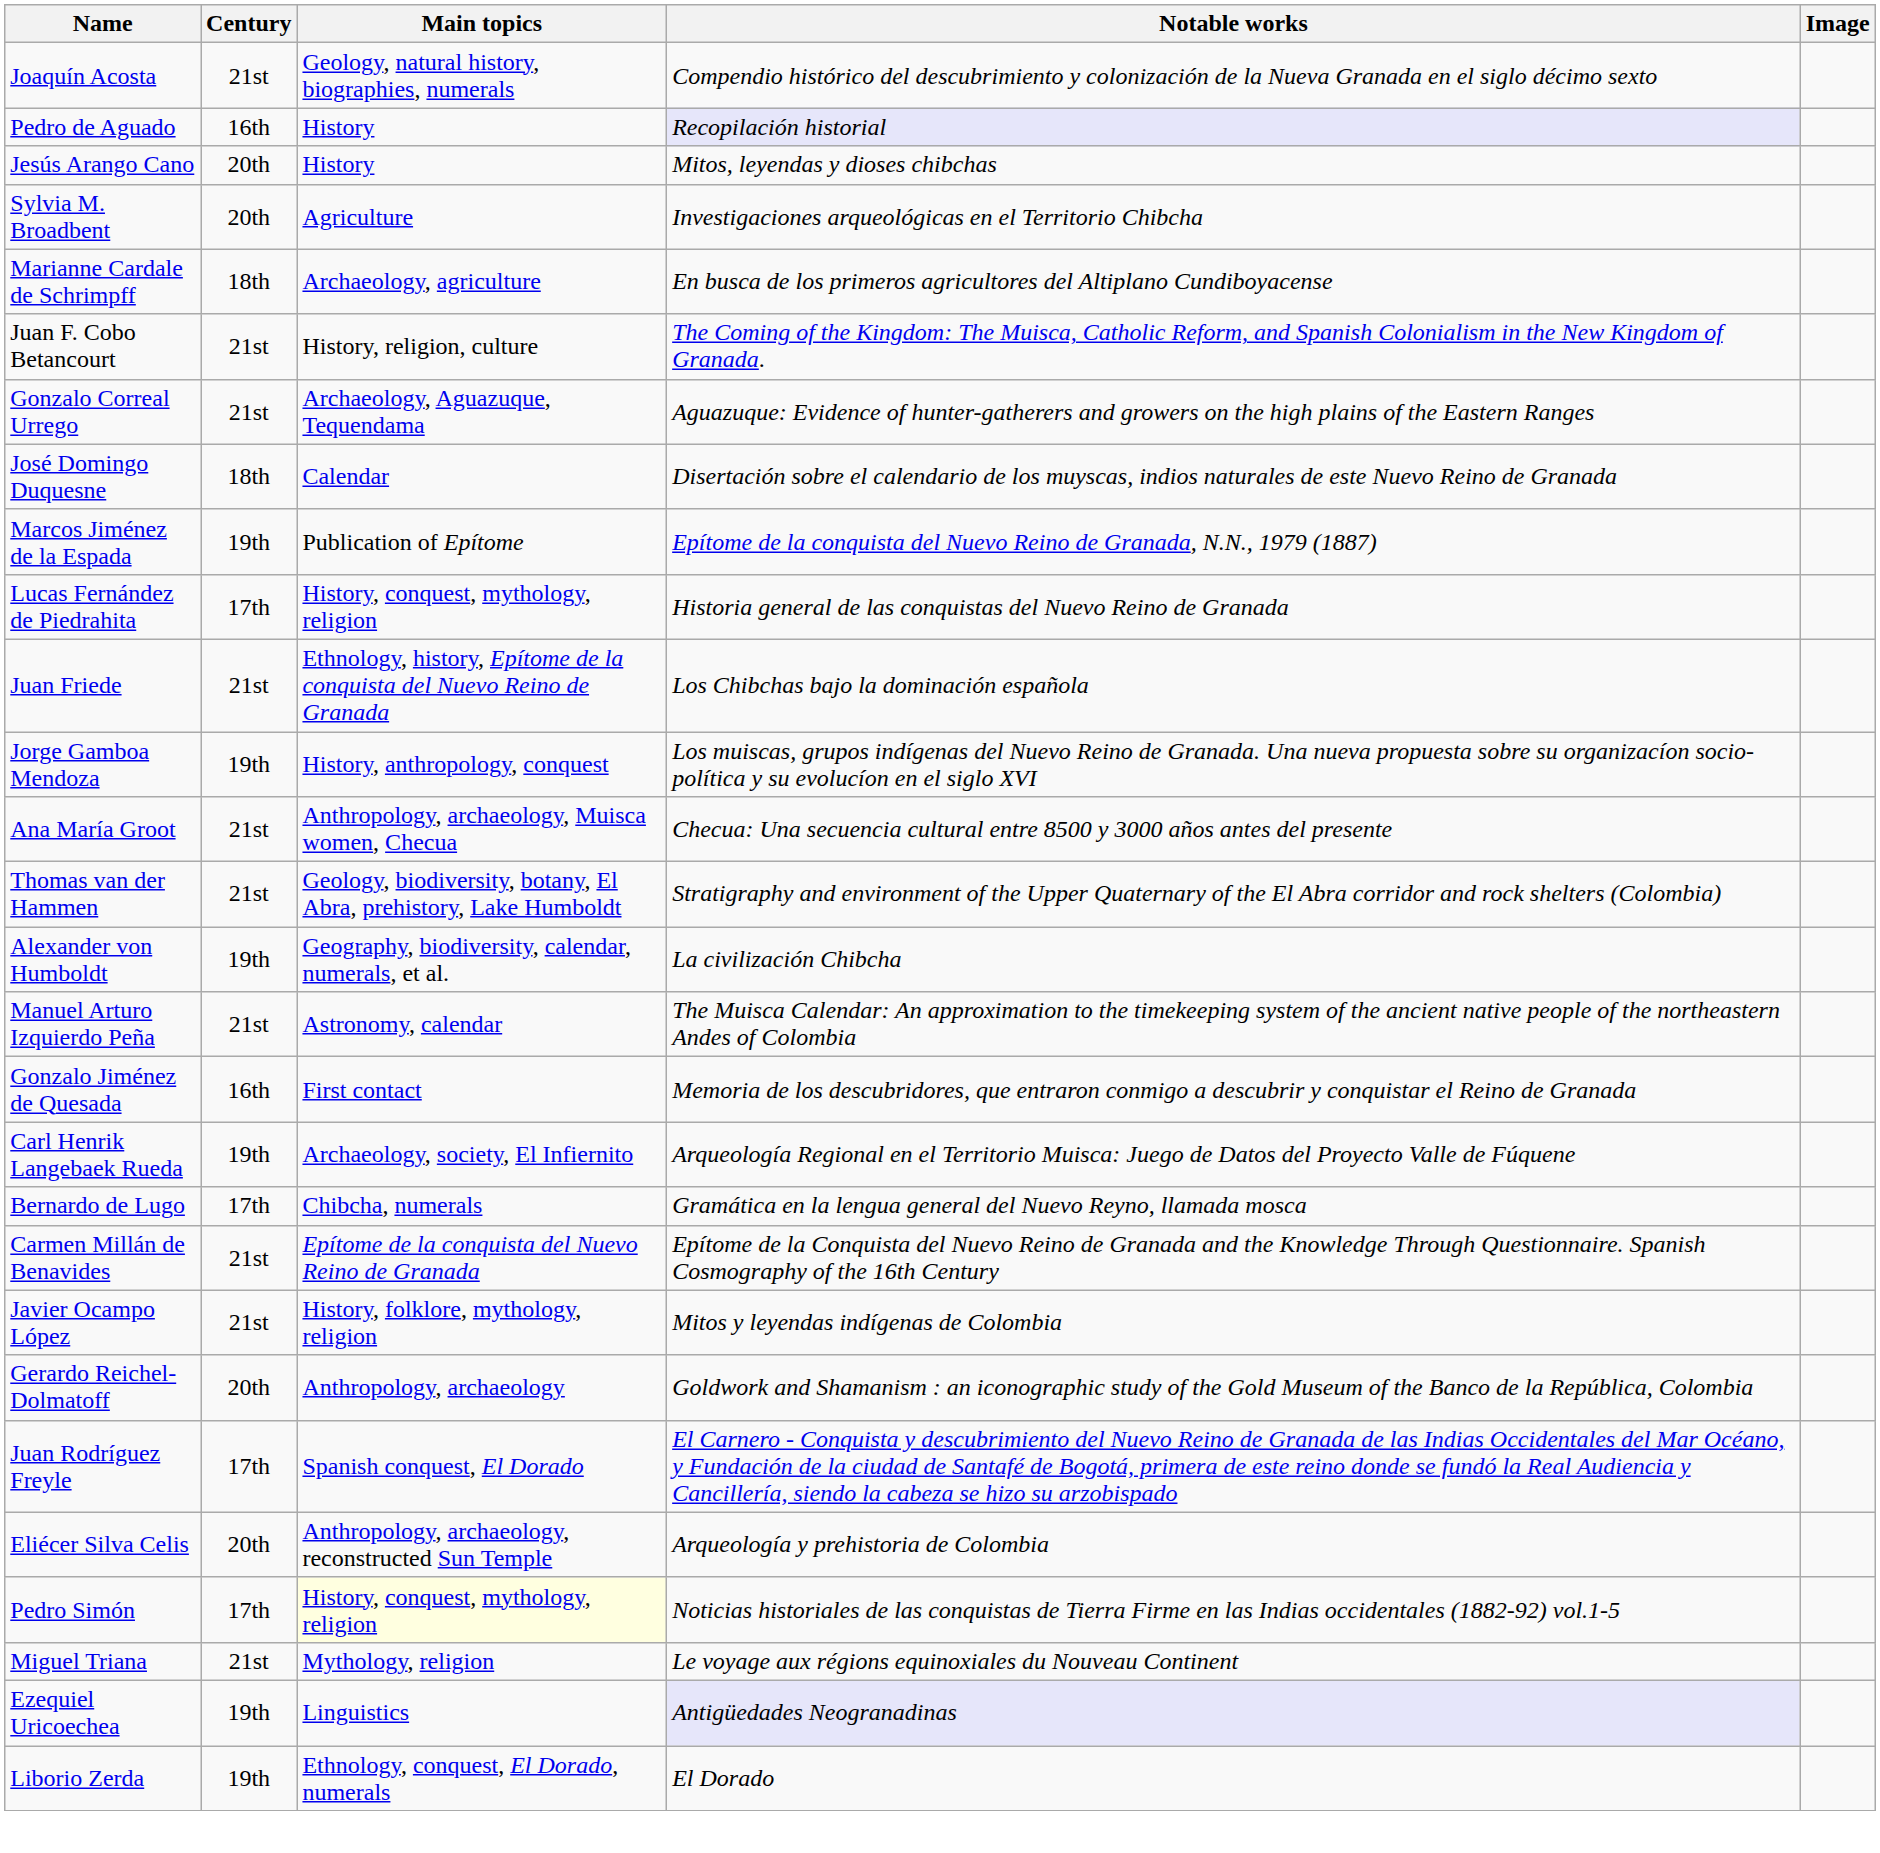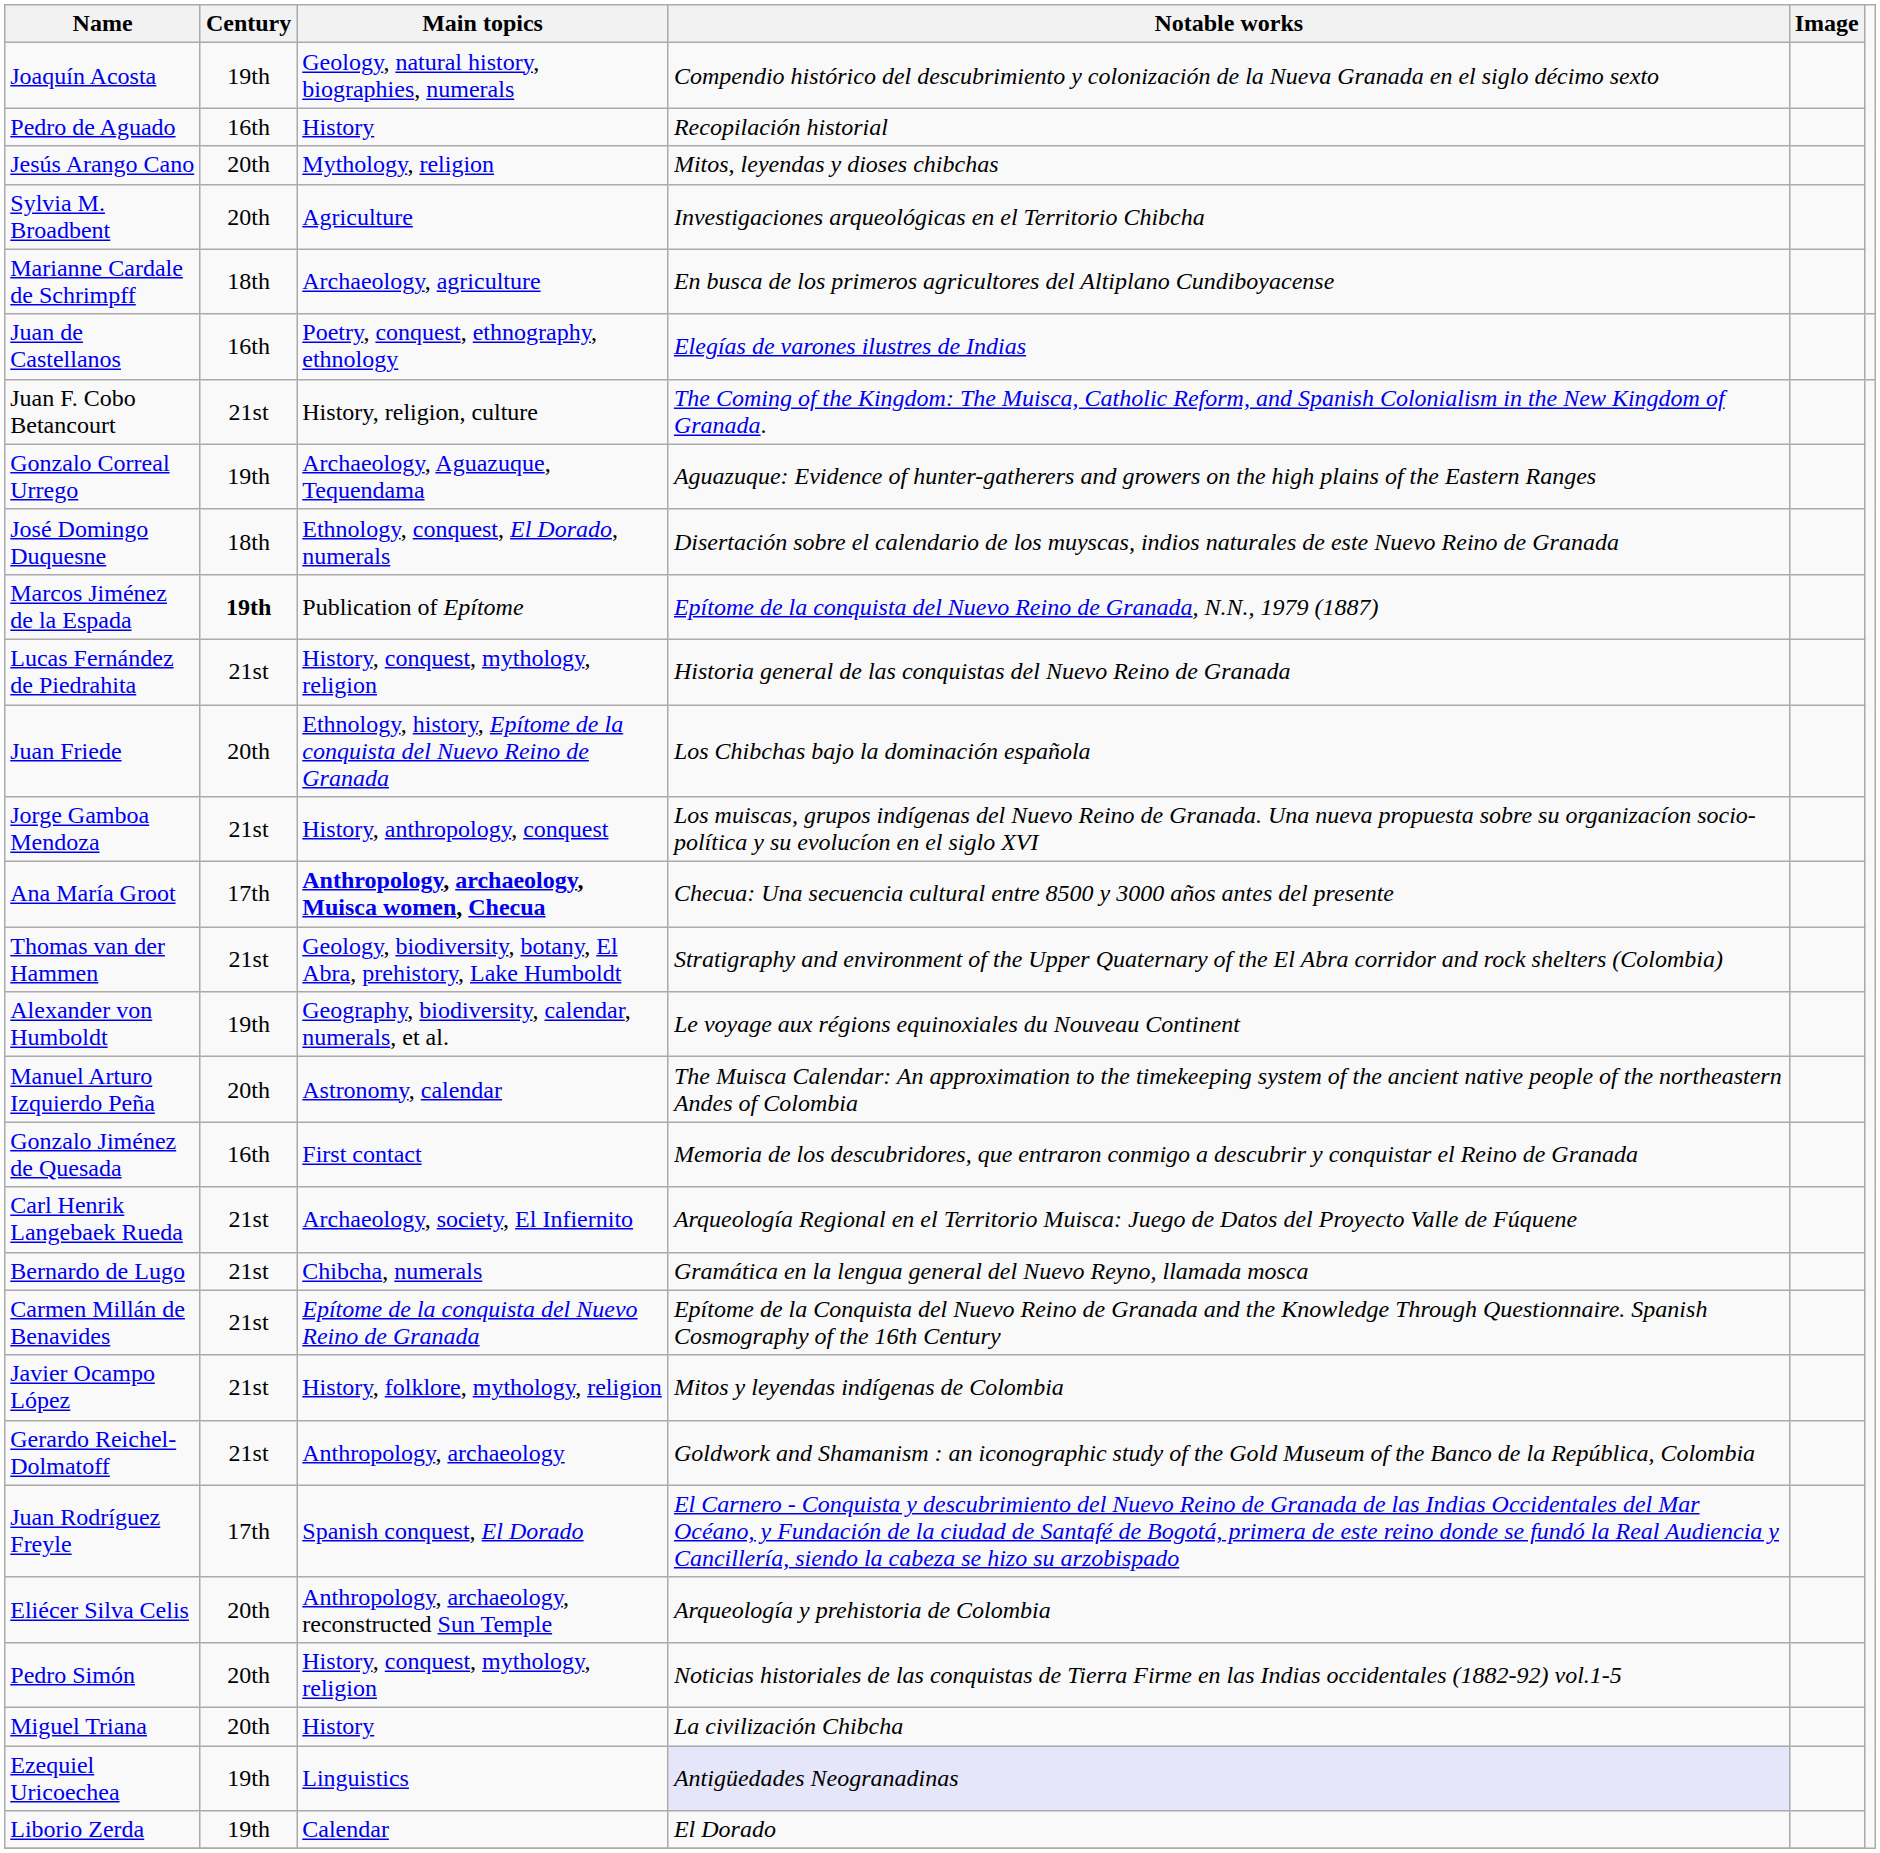(249, 75) 21st -> (249, 75) 19th
(779, 126) lavender background -> (781, 126) no background
(338, 164) History -> (398, 164) Mythology, religion
+ row: (66, 346)
(249, 411) 21st -> (249, 476) 19th
(346, 476) Calendar -> (460, 541) Ethnology, conquest, El Dorado, numerals
(249, 541) normal -> (249, 606) bold
(249, 606) 17th -> (249, 671) 21st
(249, 685) 21st -> (249, 750) 20th
(249, 763) 19th -> (249, 828) 21st
(249, 828) 21st -> (249, 893) 17th
(474, 828) normal -> (443, 893) bold
(787, 958) La civilización Chibcha -> (957, 1024) Le voyage aux régions equinoxiales du Nouveau Continent
(249, 1024) 21st -> (249, 1089) 20th
(249, 1154) 19th -> (249, 1219) 21st
(249, 1205) 17th -> (249, 1270) 21st
(249, 1387) 20th -> (249, 1452) 21st
(249, 1609) 17th -> (249, 1674) 20th
(447, 1609) lightyellow background -> (446, 1674) no background
(249, 1661) 21st -> (249, 1726) 20th
(398, 1661) Mythology, religion -> (338, 1726) History
(955, 1661) Le voyage aux régions equinoxiales du Nouveau Continent -> (789, 1726) La civilización Chibcha
(460, 1777) Ethnology, conquest, El Dorado, numerals -> (346, 1829) Calendar
